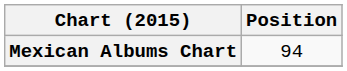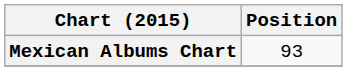(292, 51) 94 -> (292, 51) 93
